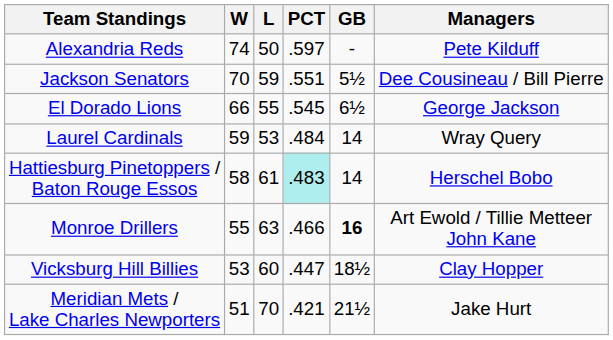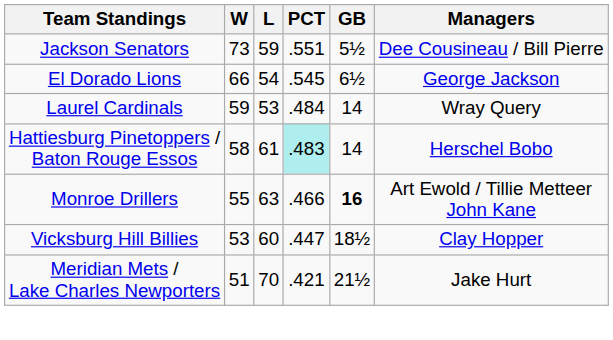- row: (115, 49)
(239, 78) 70 -> (239, 49) 73
(269, 108) 55 -> (269, 78) 54
